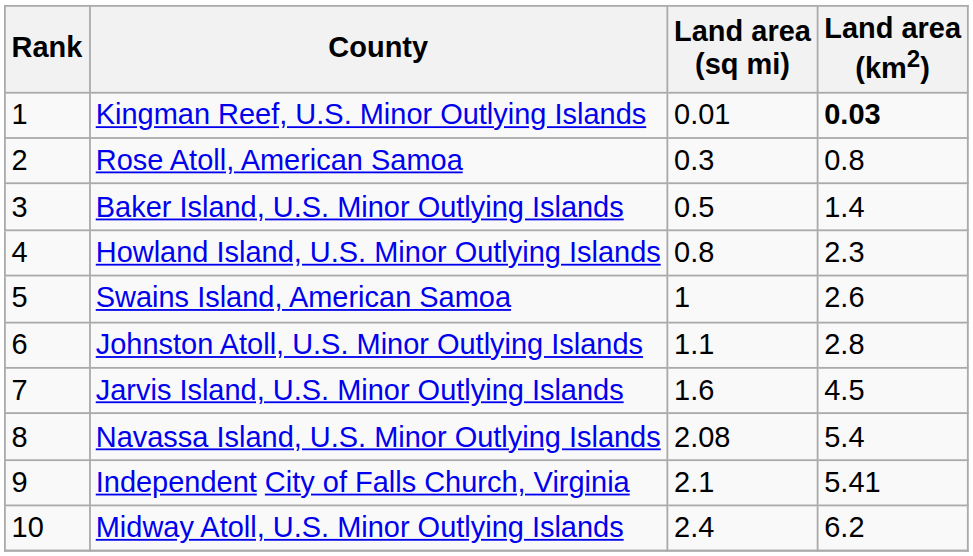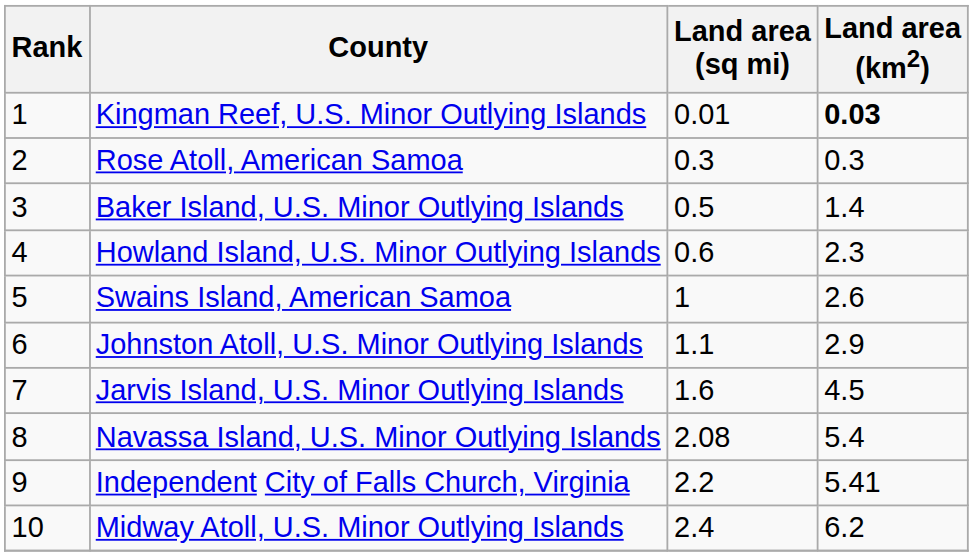(844, 160) 0.8 -> (844, 160) 0.3
(694, 252) 0.8 -> (694, 252) 0.6
(844, 344) 2.8 -> (844, 344) 2.9
(694, 482) 2.1 -> (694, 482) 2.2
